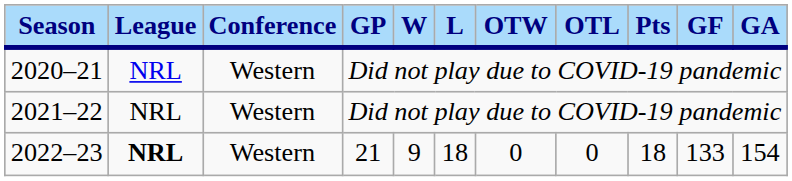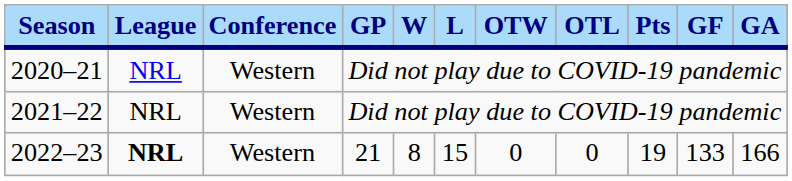(414, 153) 9 -> (414, 153) 8
(455, 153) 18 -> (455, 153) 15
(653, 153) 18 -> (653, 153) 19
(760, 153) 154 -> (760, 153) 166
